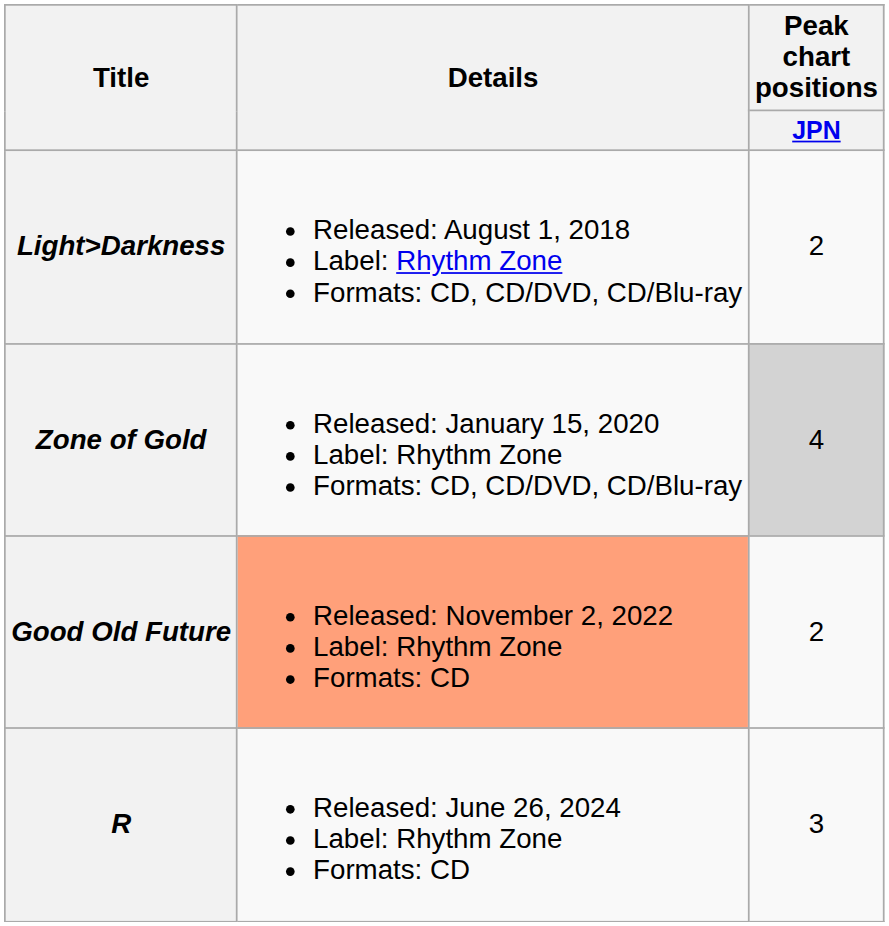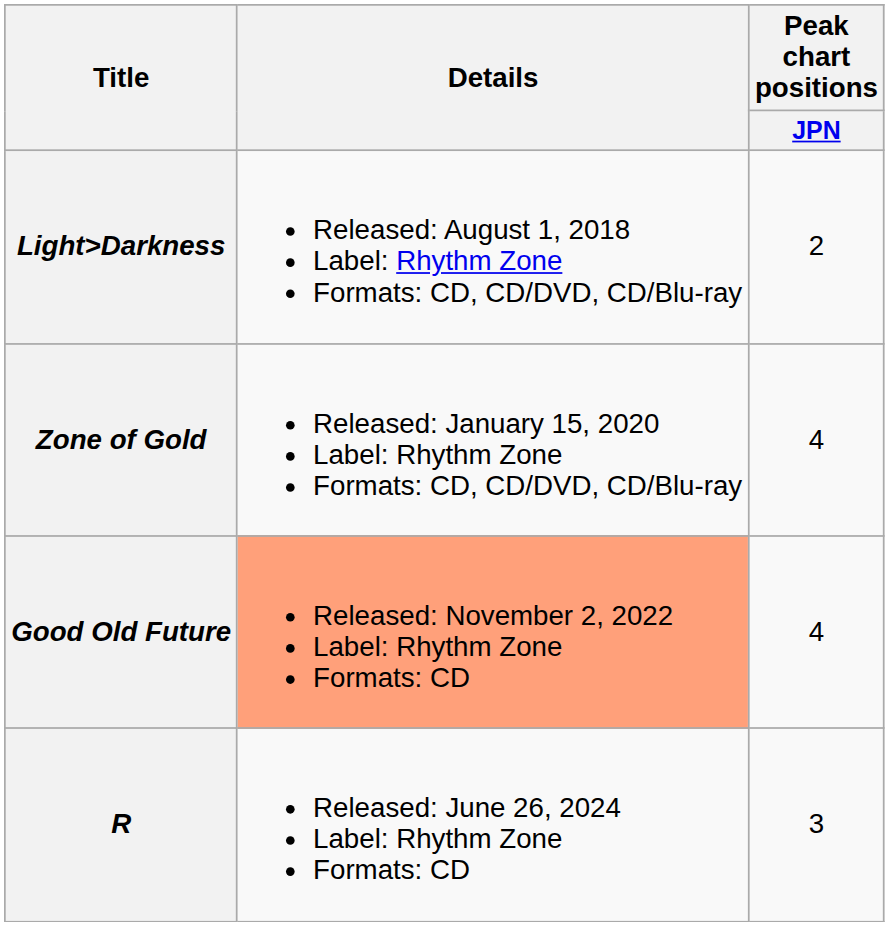(816, 439) lightgrey background -> (816, 439) no background
(816, 631) 2 -> (816, 631) 4
